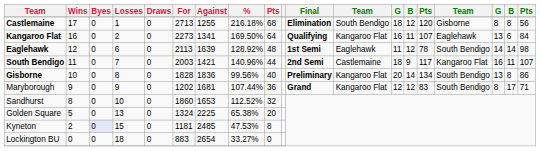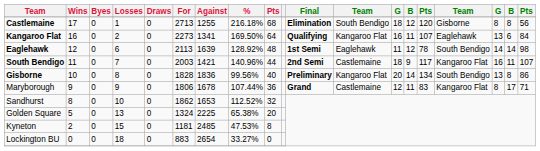(184, 88) 1202 -> (184, 88) 1806
(206, 88) 1681 -> (206, 88) 1678
(361, 88) Kangaroo Flat -> (358, 88) Castlemaine
(410, 88) 12 -> (410, 88) 11
(463, 88) South Bendigo -> (462, 88) Kangaroo Flat
(184, 100) 1860 -> (184, 100) 1862
(94, 126) lavender background -> (94, 126) no background
